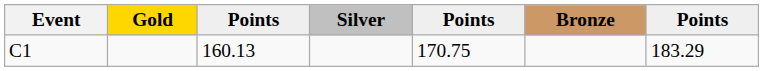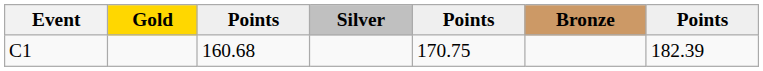(229, 50) 160.13 -> (229, 50) 160.68
(678, 50) 183.29 -> (678, 50) 182.39
